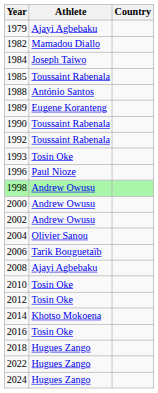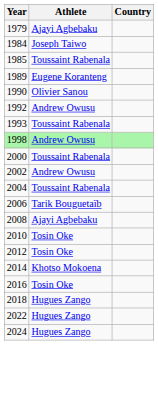- row: (17, 44)
- row: (17, 92)
(71, 124) Toussaint Rabenala -> (60, 92) Olivier Sanou
(71, 140) Toussaint Rabenala -> (63, 108) Andrew Owusu
(52, 156) Tosin Oke -> (71, 124) Toussaint Rabenala
- row: (17, 172)
(63, 204) Andrew Owusu -> (71, 156) Toussaint Rabenala
(60, 236) Olivier Sanou -> (71, 188) Toussaint Rabenala
